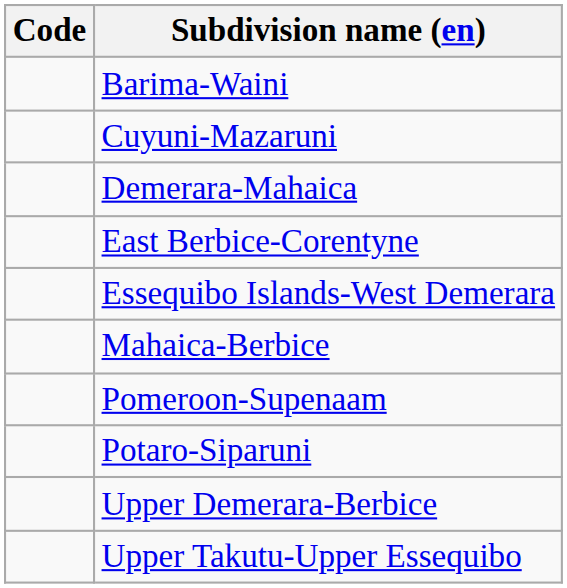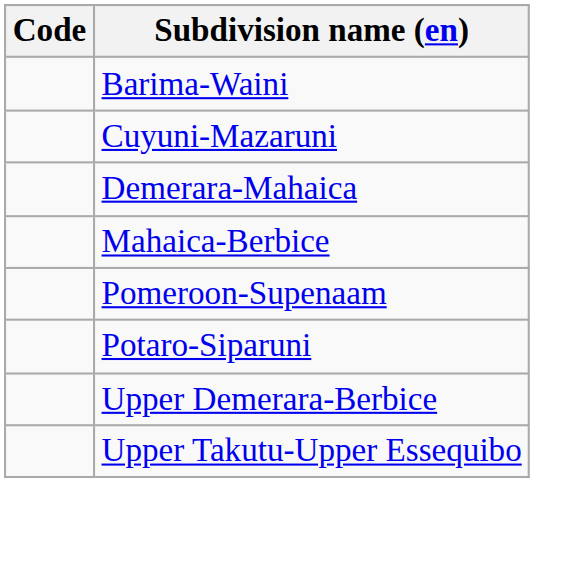- row: (260, 240)
- row: (328, 293)
